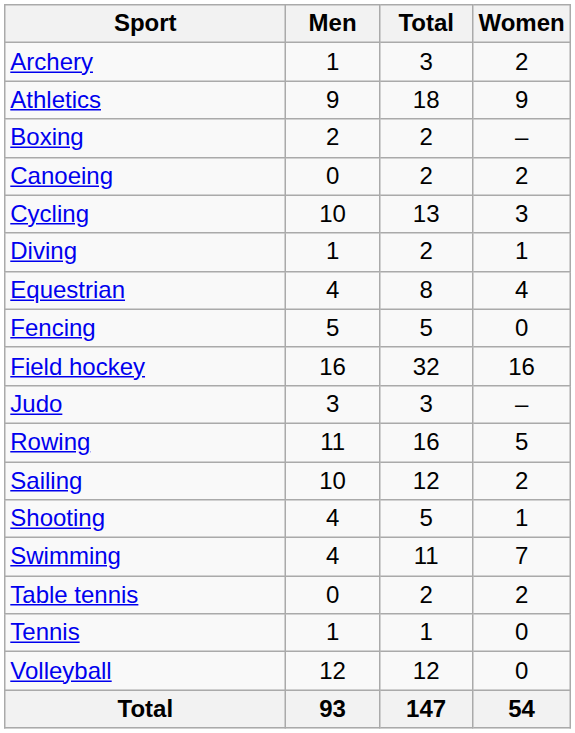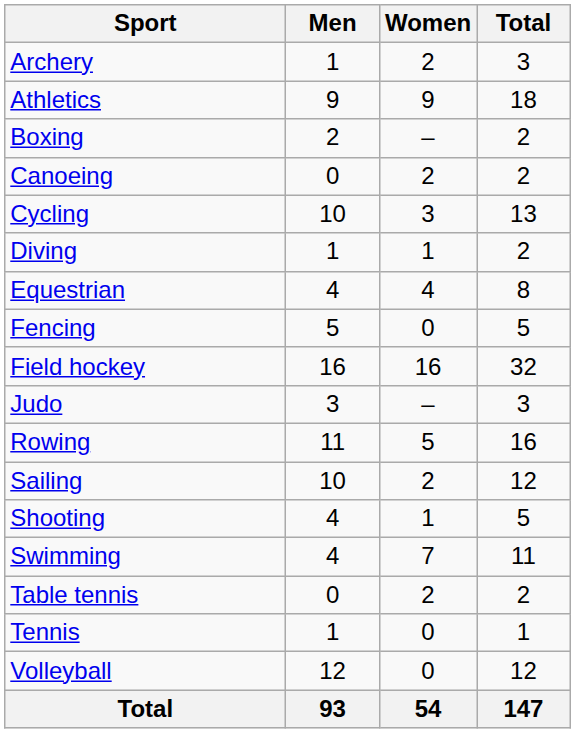columns swapped: (522, 23) <-> (426, 23)
